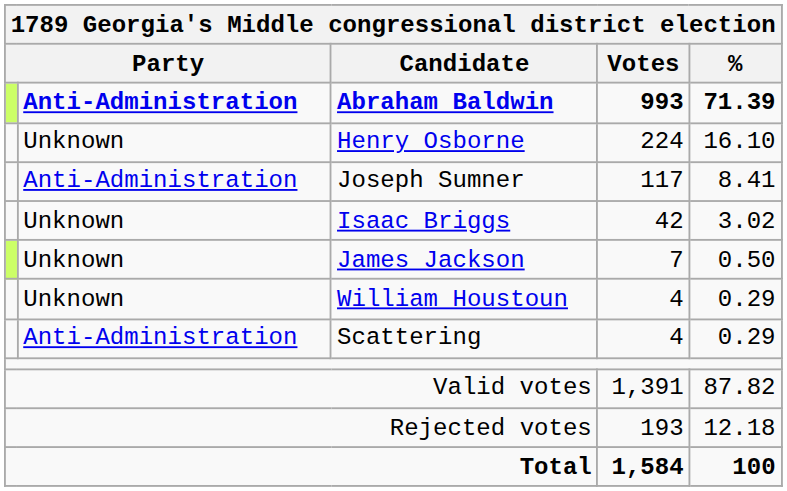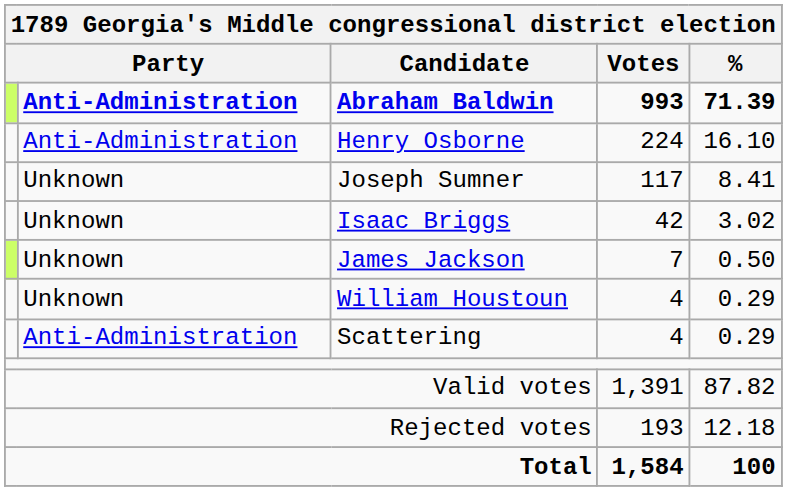(74, 142) Unknown -> (160, 142) Anti-Administration
(160, 181) Anti-Administration -> (74, 181) Unknown
